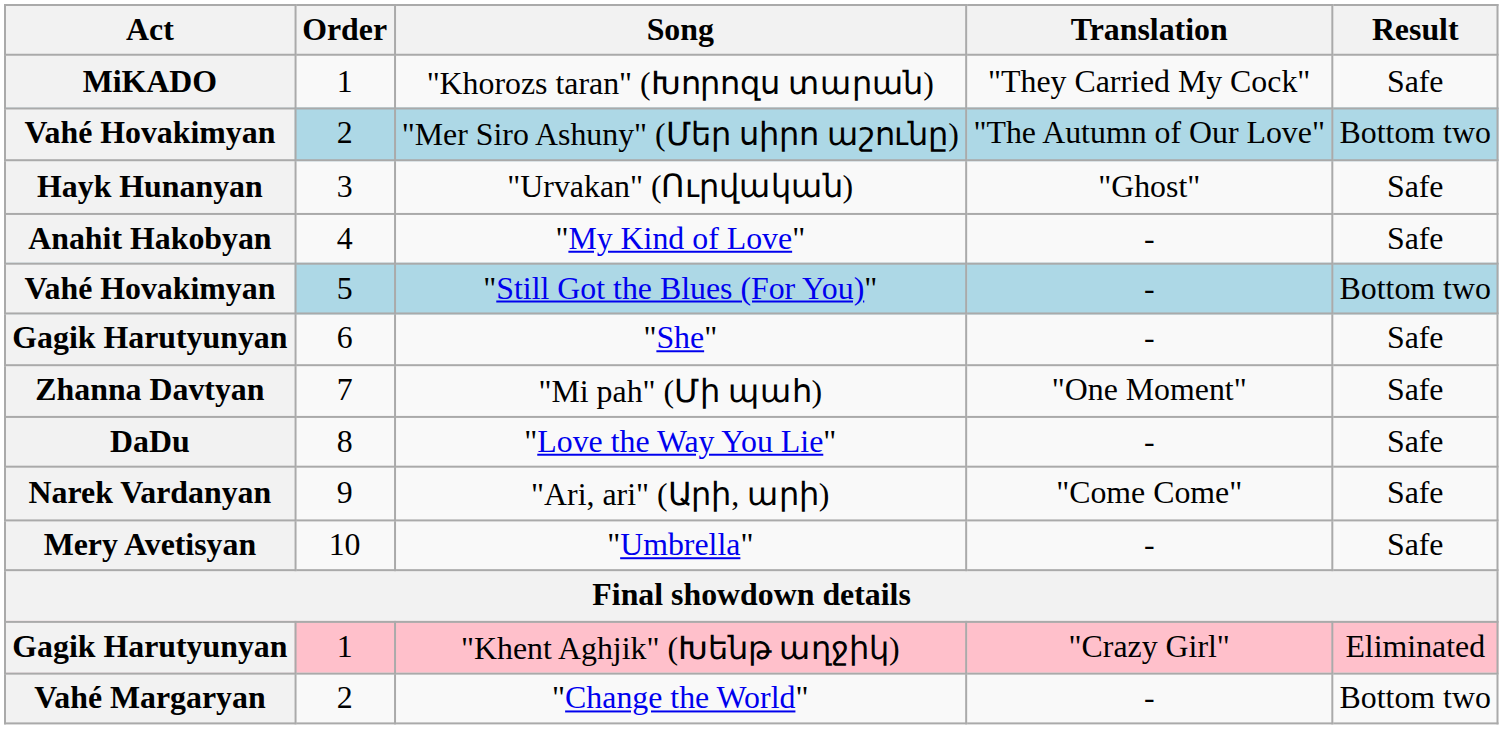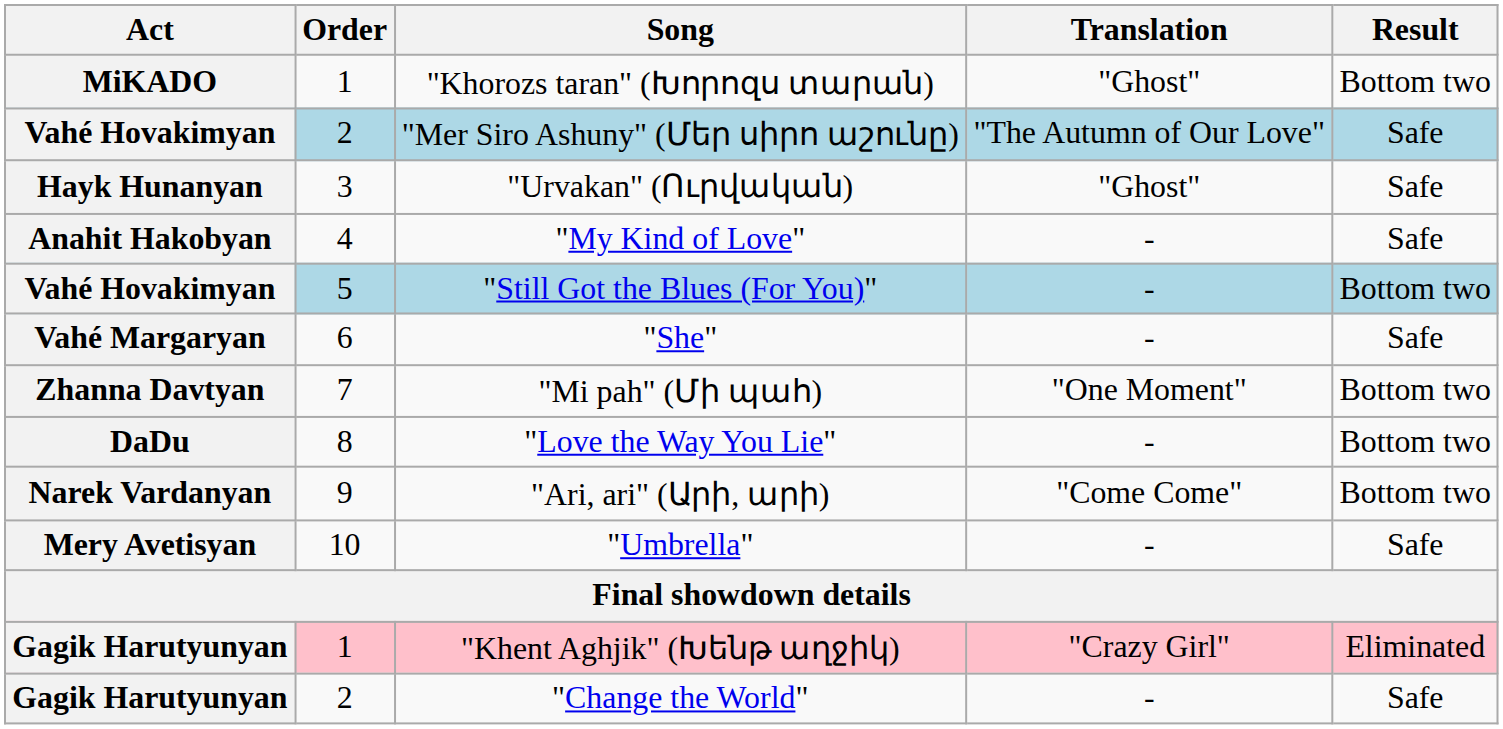(1149, 81) "They Carried My Cock" -> (1149, 81) "Ghost"
(1415, 81) Safe -> (1415, 81) Bottom two
(1415, 133) Bottom two -> (1415, 133) Safe
(150, 338) Gagik Harutyunyan -> (150, 338) Vahé Margaryan
(1415, 390) Safe -> (1415, 390) Bottom two
(1415, 441) Safe -> (1415, 441) Bottom two
(1415, 493) Safe -> (1415, 493) Bottom two
(150, 698) Vahé Margaryan -> (150, 698) Gagik Harutyunyan
(1415, 698) Bottom two -> (1415, 698) Safe
